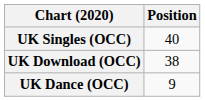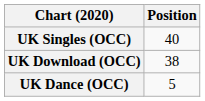(172, 84) 9 -> (172, 84) 5
